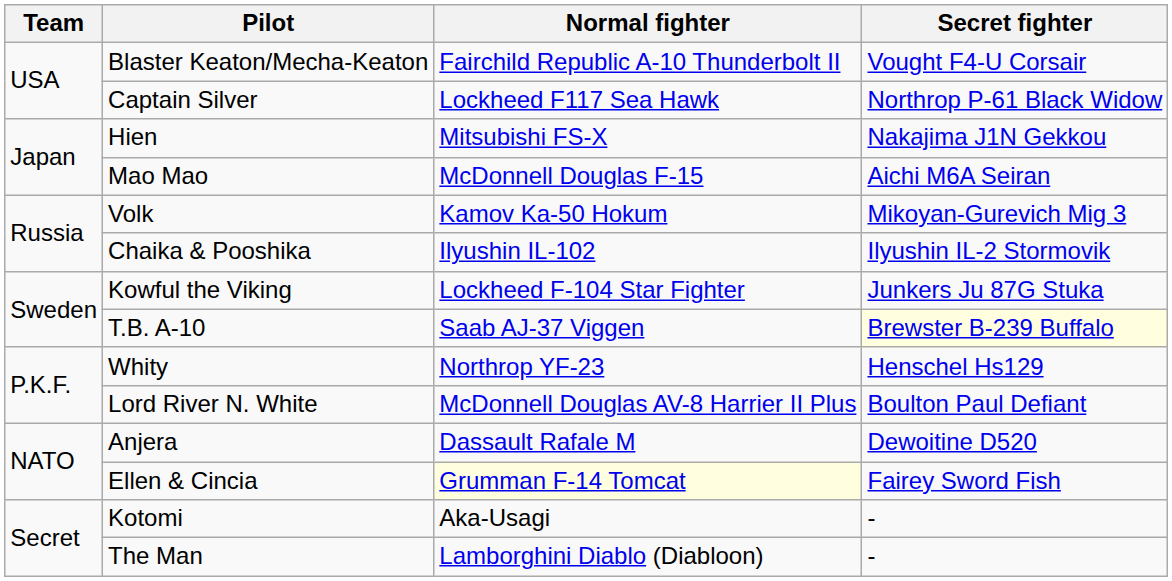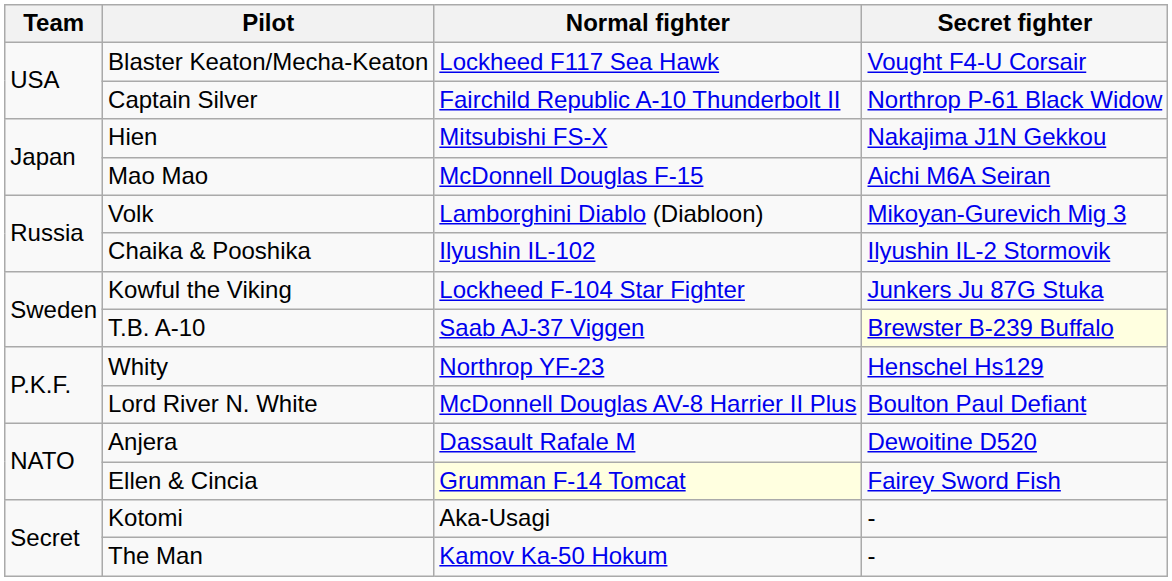(640, 61) Fairchild Republic A-10 Thunderbolt II -> (579, 61) Lockheed F117 Sea Hawk
(579, 99) Lockheed F117 Sea Hawk -> (640, 99) Fairchild Republic A-10 Thunderbolt II
(553, 213) Kamov Ka-50 Hokum -> (601, 213) Lamborghini Diablo (Diabloon)
(601, 556) Lamborghini Diablo (Diabloon) -> (553, 556) Kamov Ka-50 Hokum
